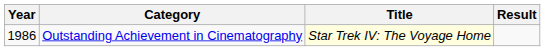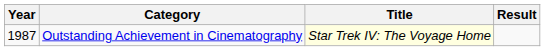(22, 35) 1986 -> (22, 35) 1987
